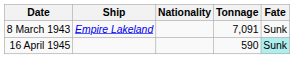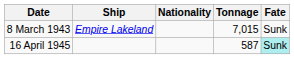(245, 29) 7,091 -> (245, 29) 7,015
(250, 45) 590 -> (250, 45) 587
